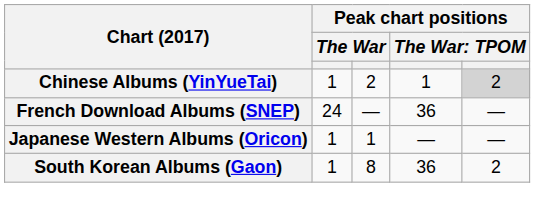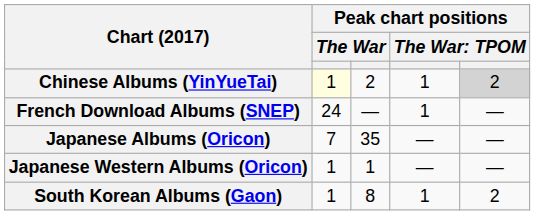(332, 83) no background -> (331, 83) lightyellow background
(426, 111) 36 -> (425, 111) 1
+ row: (158, 139)
(426, 167) 36 -> (425, 195) 1
